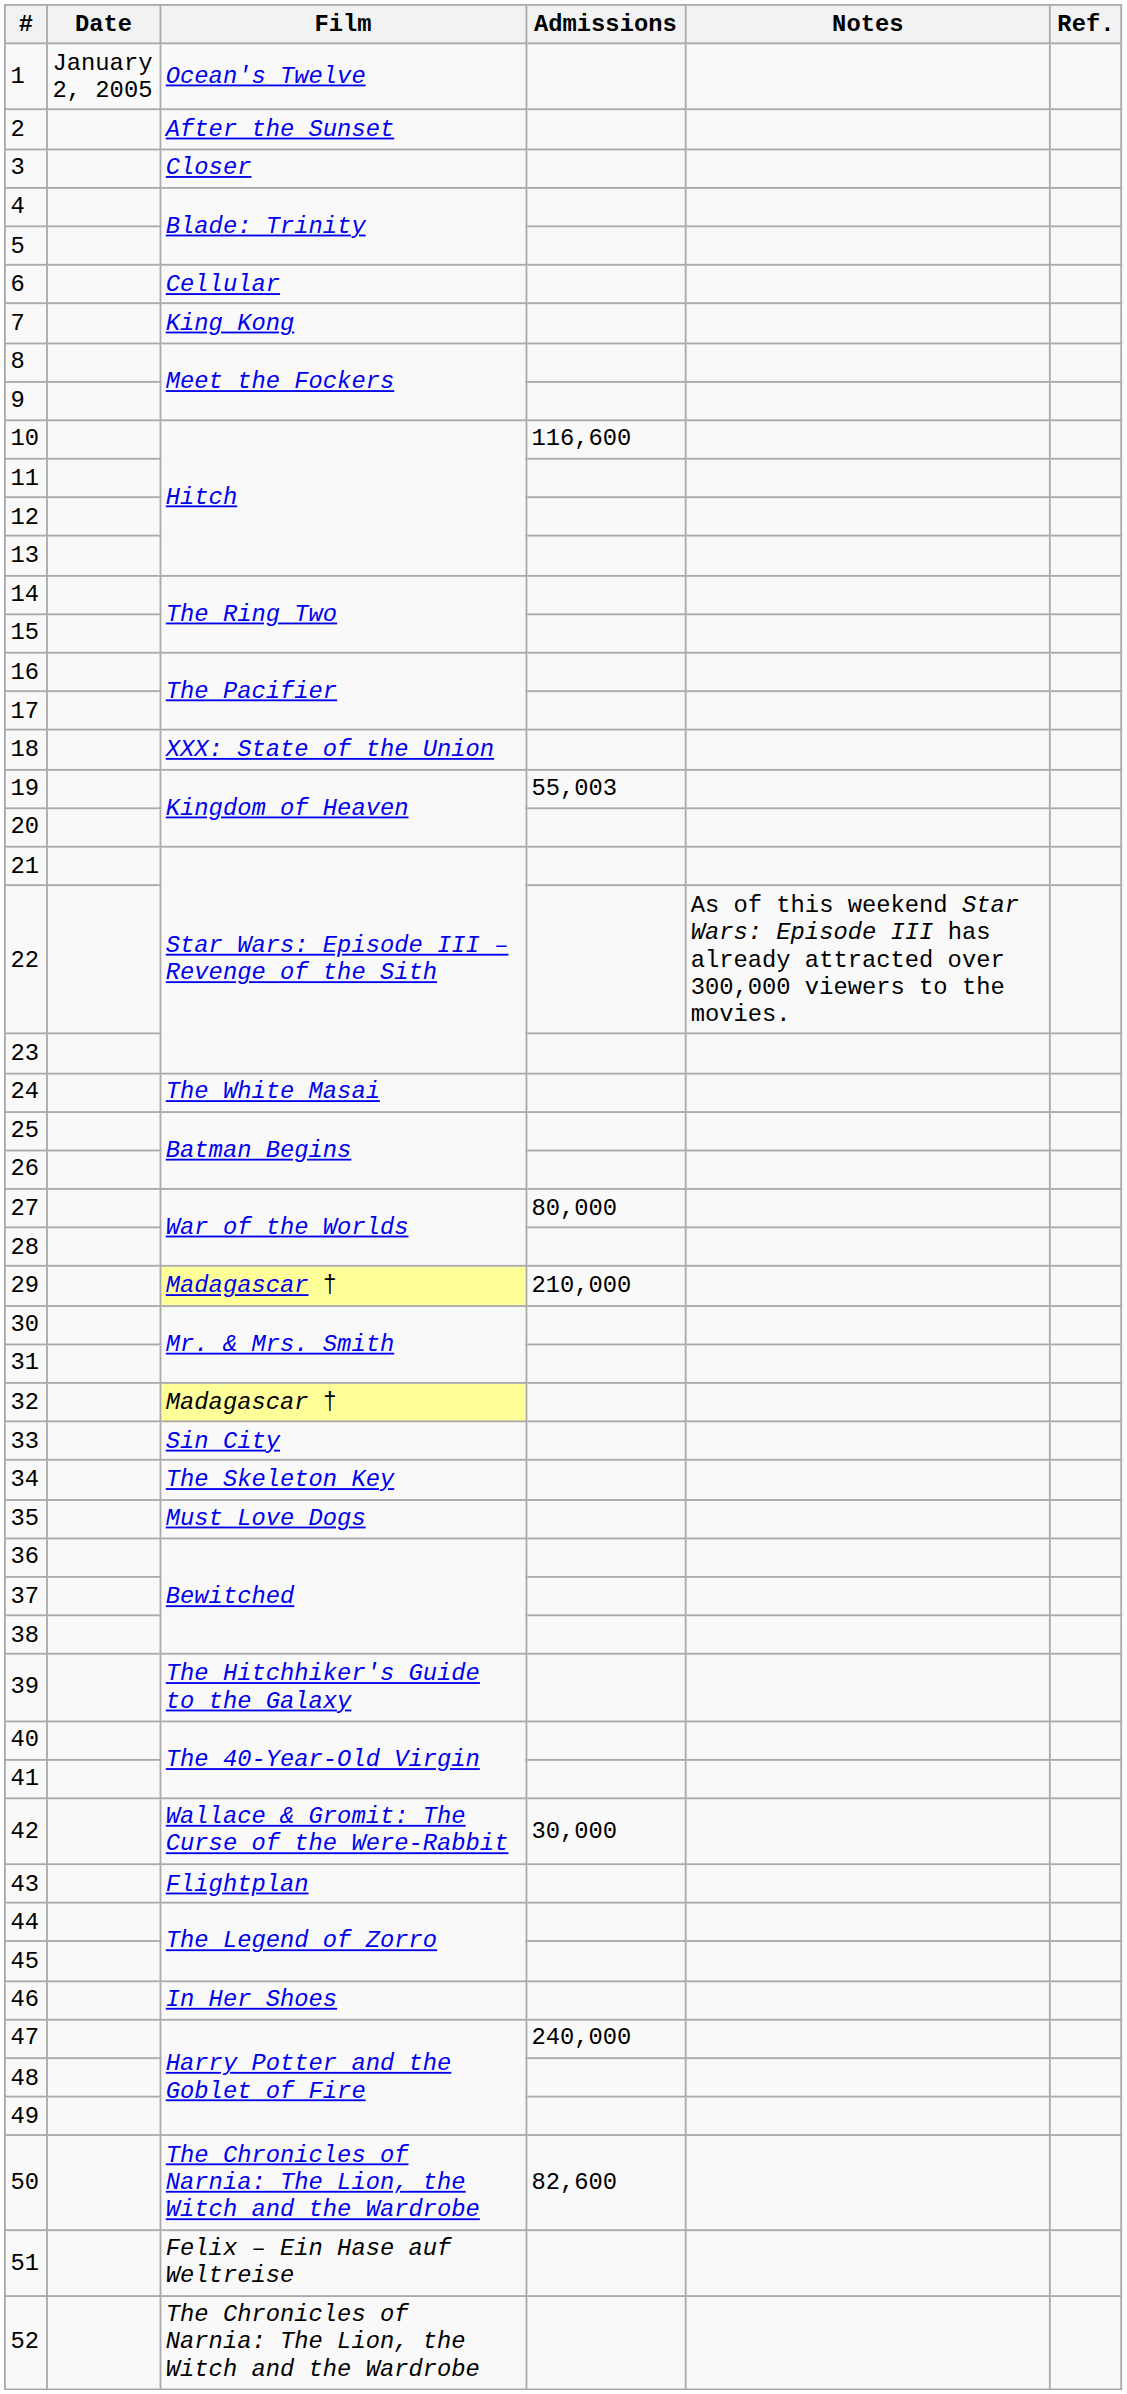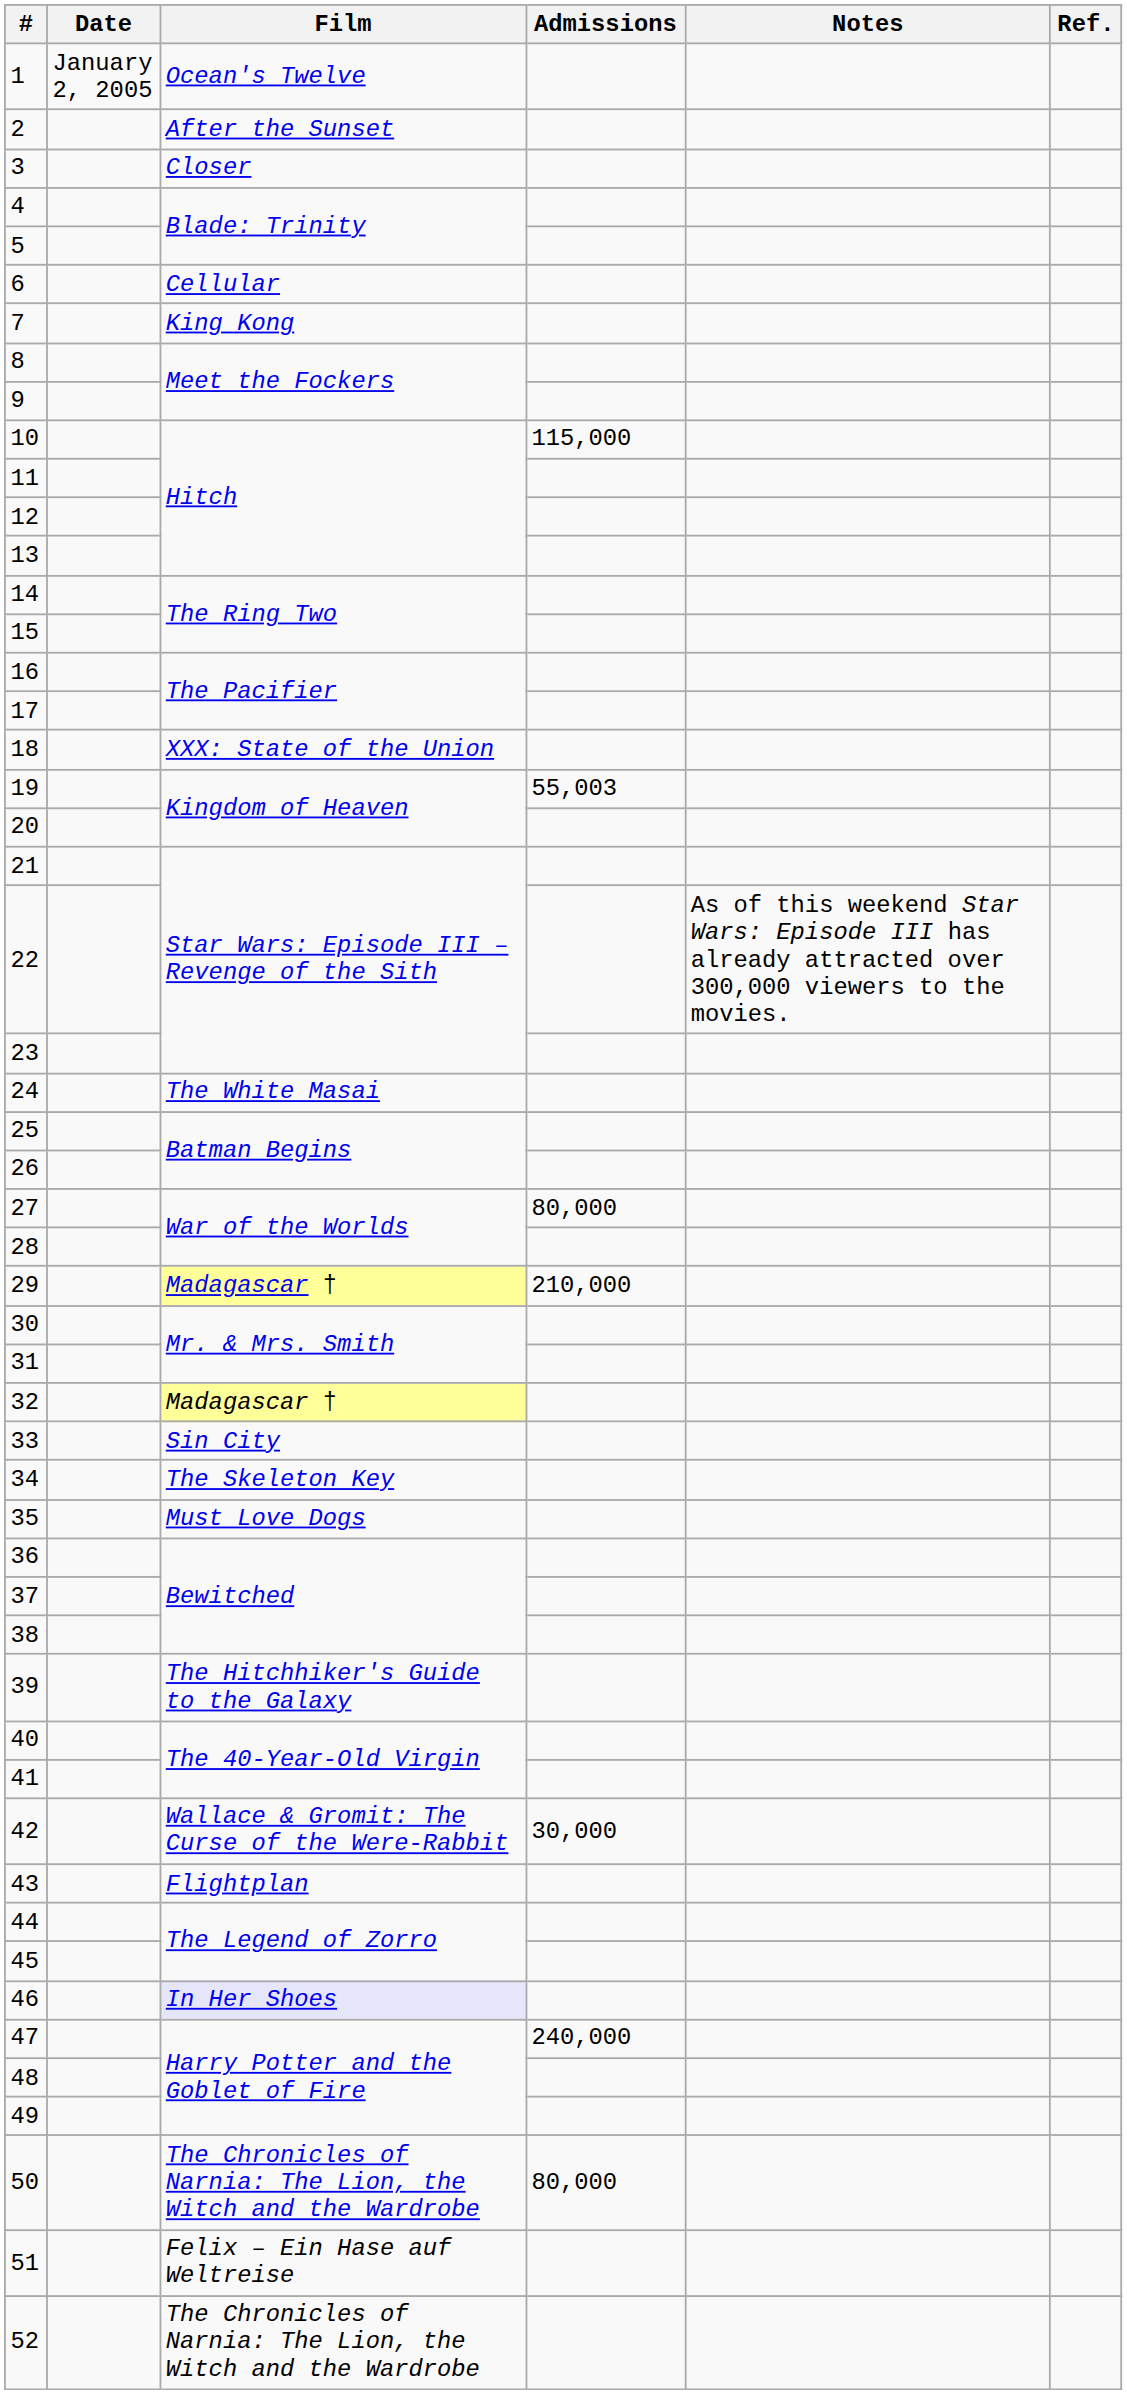(581, 439) 116,600 -> (581, 439) 115,000
(251, 2000) no background -> (251, 2000) lavender background
(574, 2183) 82,600 -> (574, 2183) 80,000
